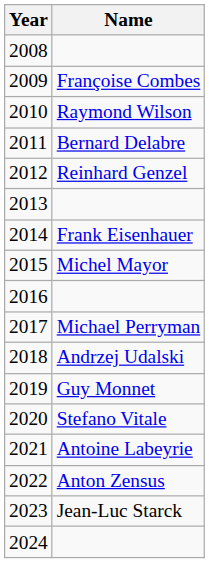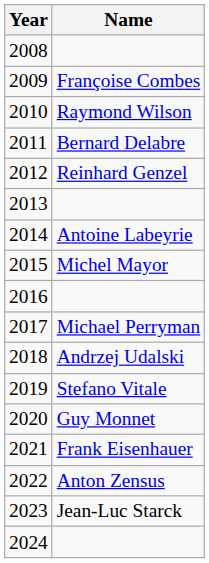(125, 234) Frank Eisenhauer -> (125, 234) Antoine Labeyrie
(106, 388) Guy Monnet -> (112, 388) Stefano Vitale
(112, 419) Stefano Vitale -> (106, 419) Guy Monnet
(125, 449) Antoine Labeyrie -> (125, 449) Frank Eisenhauer
